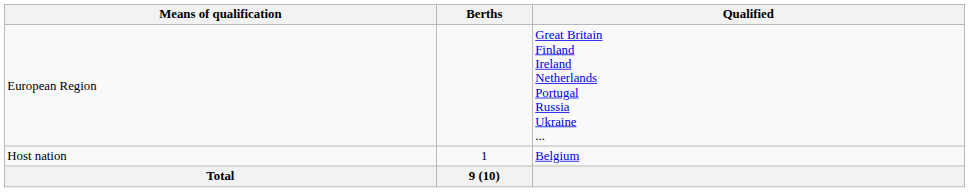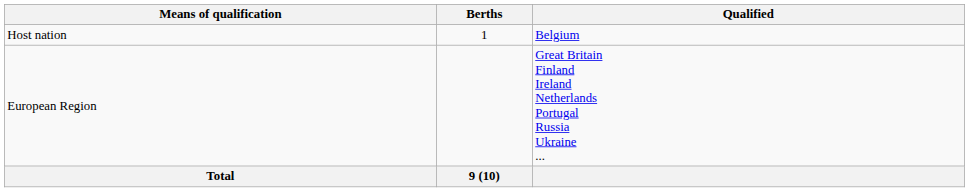rows swapped: (37, 156) <-> (52, 85)
